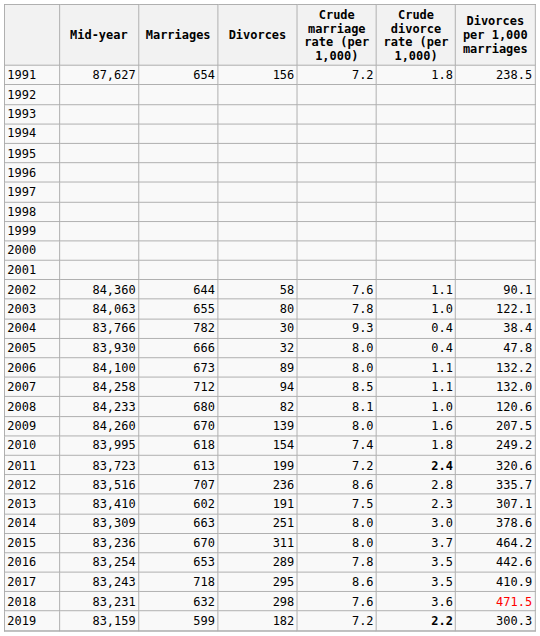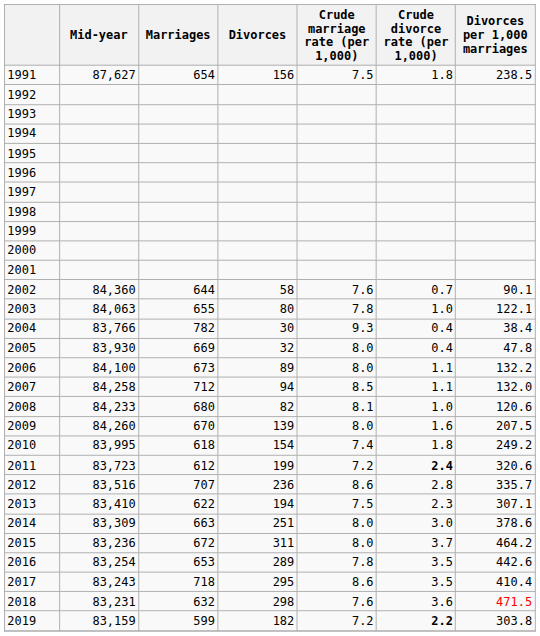(363, 75) 7.2 -> (363, 75) 7.5
(442, 290) 1.1 -> (442, 290) 0.7
(204, 348) 666 -> (204, 348) 669
(204, 465) 613 -> (204, 465) 612
(204, 504) 602 -> (204, 504) 622
(283, 504) 191 -> (283, 504) 194
(204, 543) 670 -> (204, 543) 672
(514, 582) 410.9 -> (514, 582) 410.4
(514, 621) 300.3 -> (514, 621) 303.8
